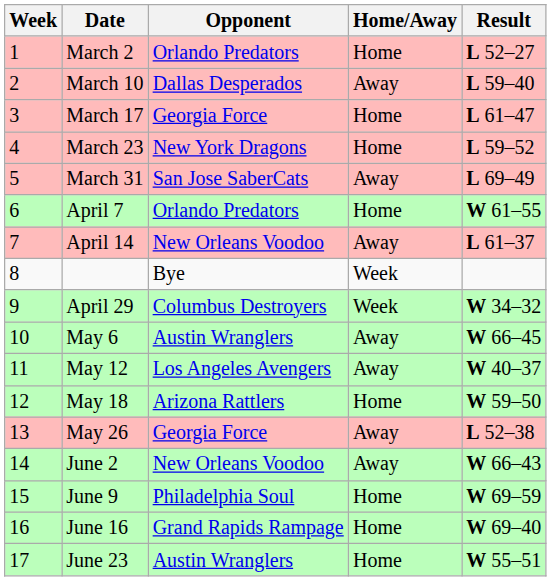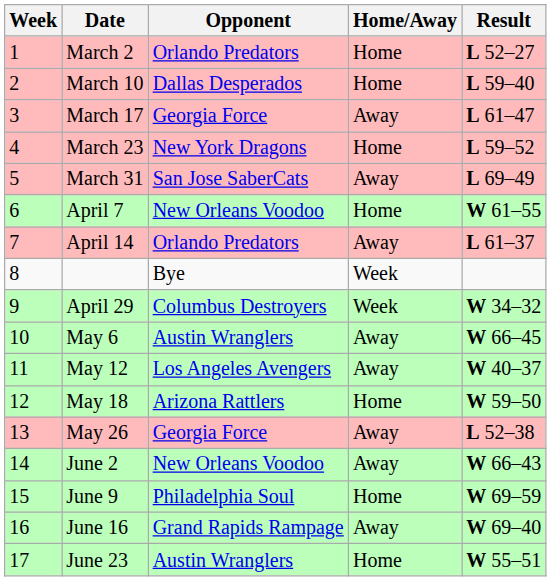(376, 83) Away -> (377, 83) Home
(377, 115) Home -> (376, 115) Away
(226, 210) Orlando Predators -> (238, 210) New Orleans Voodoo
(238, 242) New Orleans Voodoo -> (226, 242) Orlando Predators
(377, 527) Home -> (376, 527) Away
